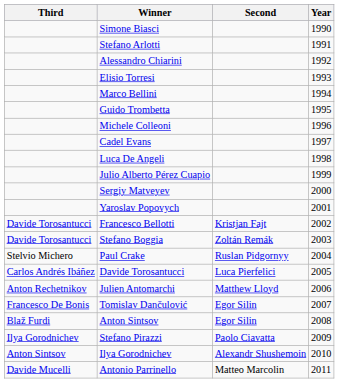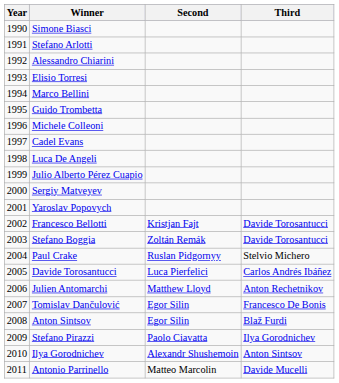columns swapped: (321, 12) <-> (51, 12)
